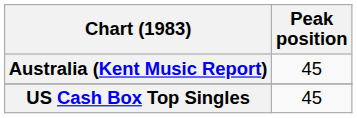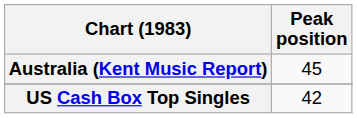(312, 98) 45 -> (312, 98) 42
